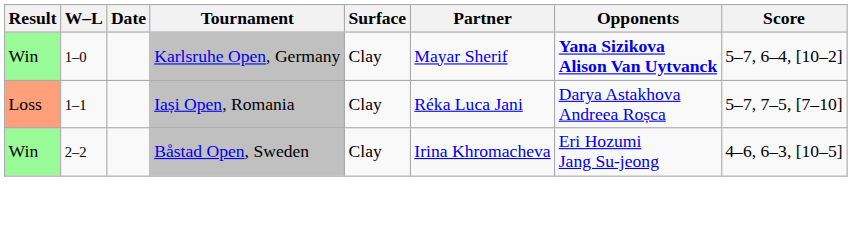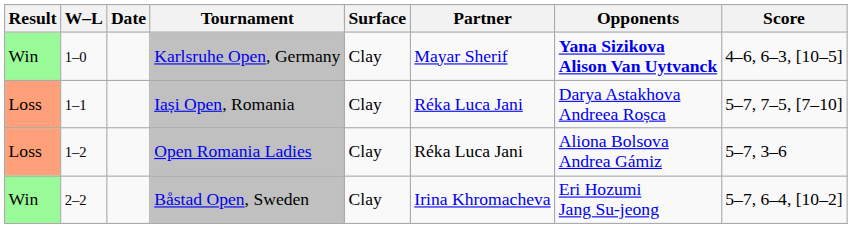(784, 56) 5–7, 6–4, [10–2] -> (784, 56) 4–6, 6–3, [10–5]
+ row: (233, 151)
(784, 151) 4–6, 6–3, [10–5] -> (784, 199) 5–7, 6–4, [10–2]
